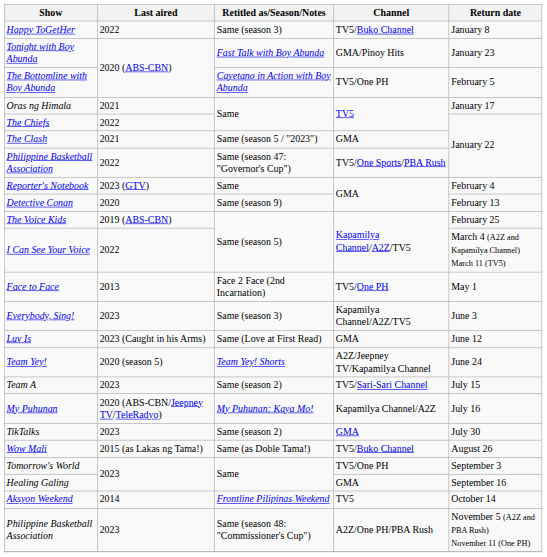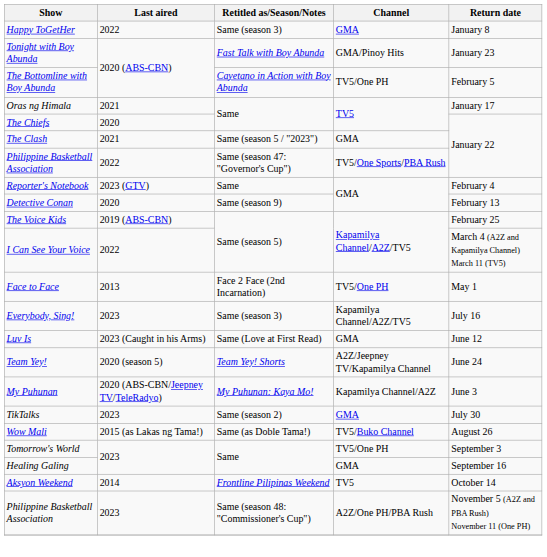(375, 29) TV5/Buko Channel -> (347, 29) GMA
(110, 122) 2022 -> (110, 122) 2020
(464, 316) June 3 -> (466, 316) July 16
- row: (21, 385)
(466, 408) July 16 -> (464, 391) June 3
